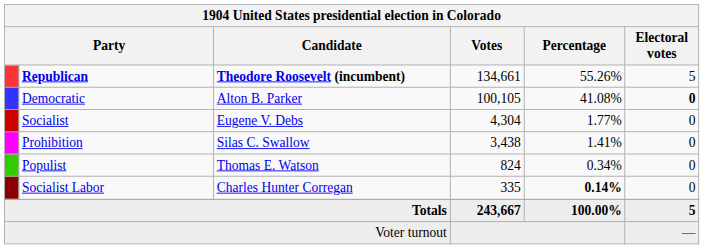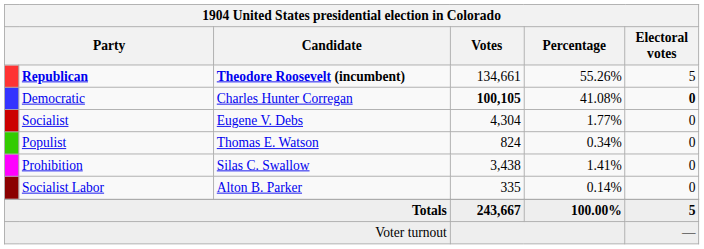(259, 98) Alton B. Parker -> (285, 98) Charles Hunter Corregan
(499, 98) normal -> (499, 98) bold
rows swapped: (52, 143) <-> (44, 165)
(285, 187) Charles Hunter Corregan -> (259, 187) Alton B. Parker
(603, 187) bold -> (604, 187) normal
